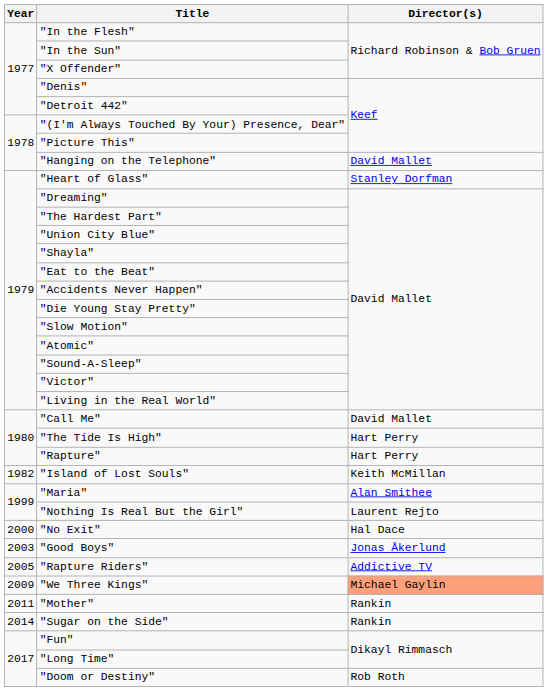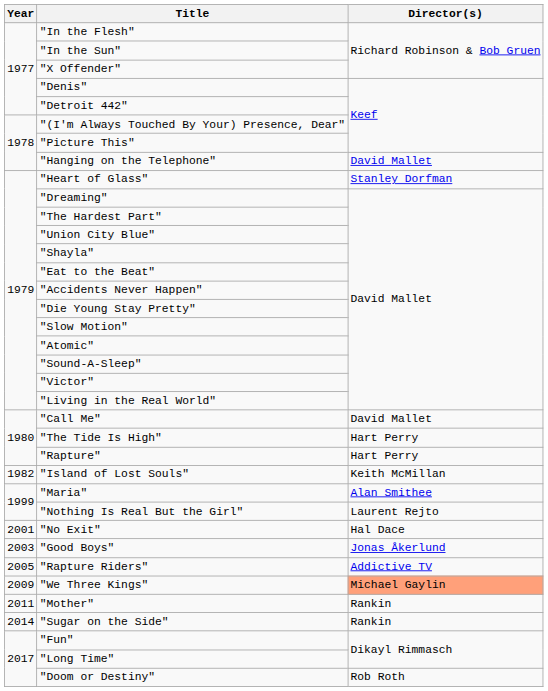(21, 530) 2000 -> (21, 530) 2001
